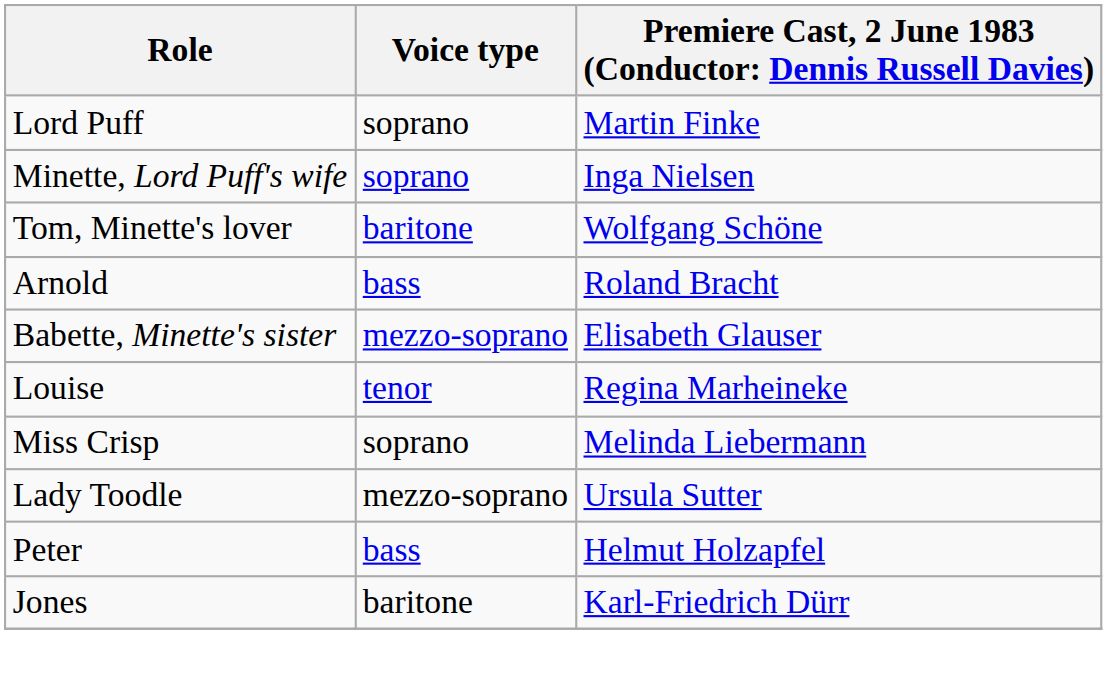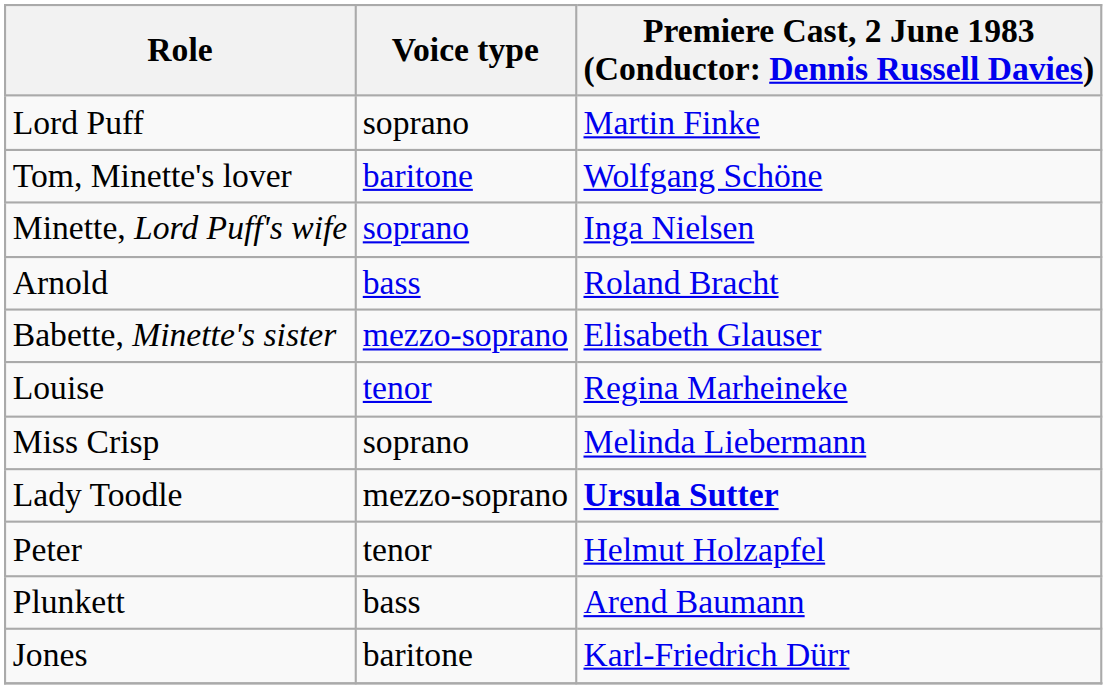rows swapped: (180, 175) <-> (152, 228)
(673, 495) normal -> (681, 495) bold
(392, 548) bass -> (397, 548) tenor
+ row: (69, 601)
